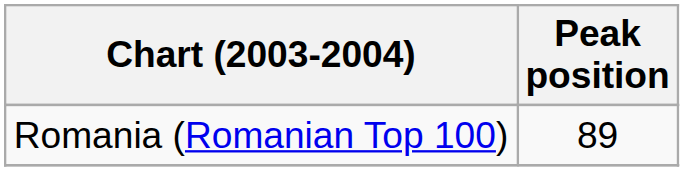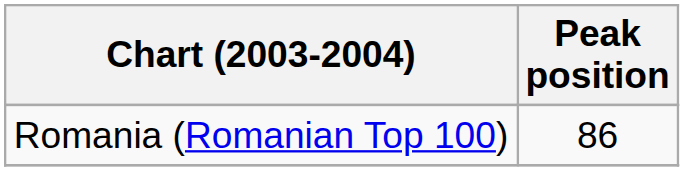(598, 134) 89 -> (598, 134) 86
